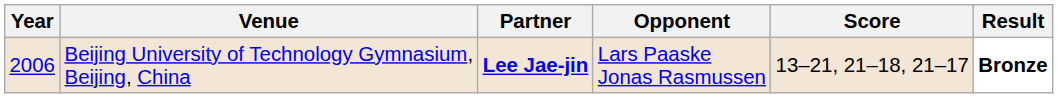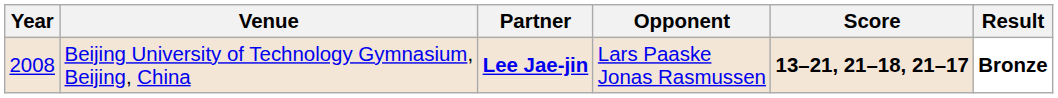(32, 65) 2006 -> (32, 65) 2008
(872, 65) normal -> (872, 65) bold
